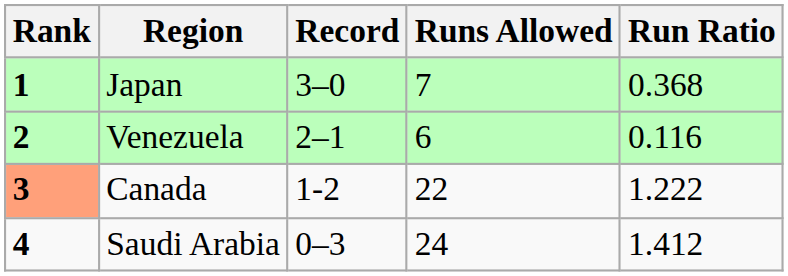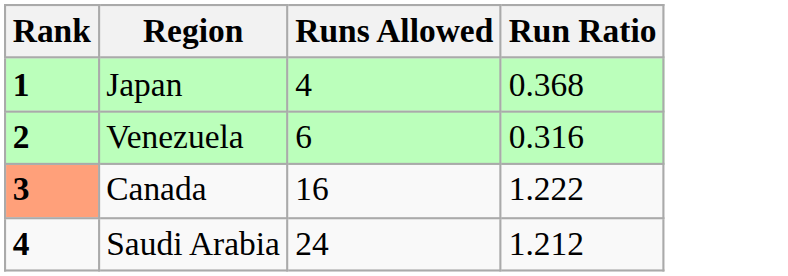- column: (347, 31)
(423, 84) 7 -> (304, 84) 4
(665, 137) 0.116 -> (546, 137) 0.316
(431, 190) 22 -> (312, 190) 16
(666, 243) 1.412 -> (546, 243) 1.212
